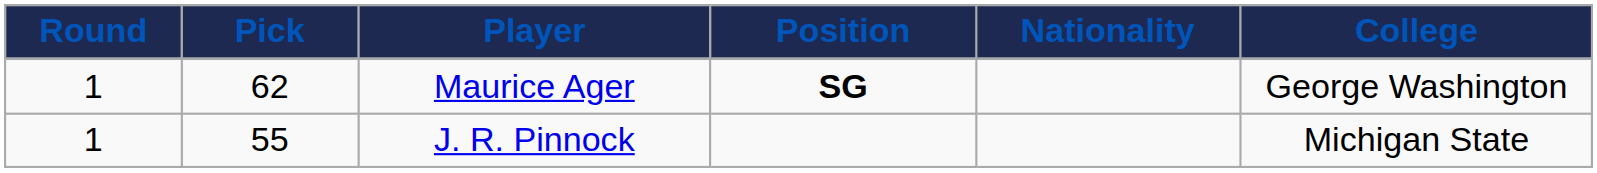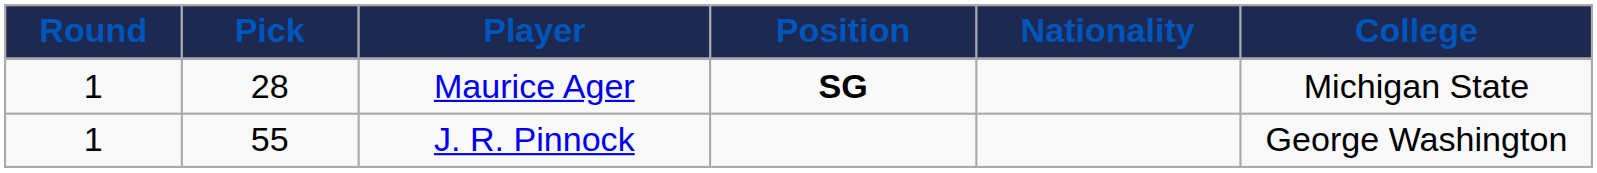(270, 85) 62 -> (270, 85) 28
(1416, 85) George Washington -> (1416, 85) Michigan State
(1416, 139) Michigan State -> (1416, 139) George Washington
